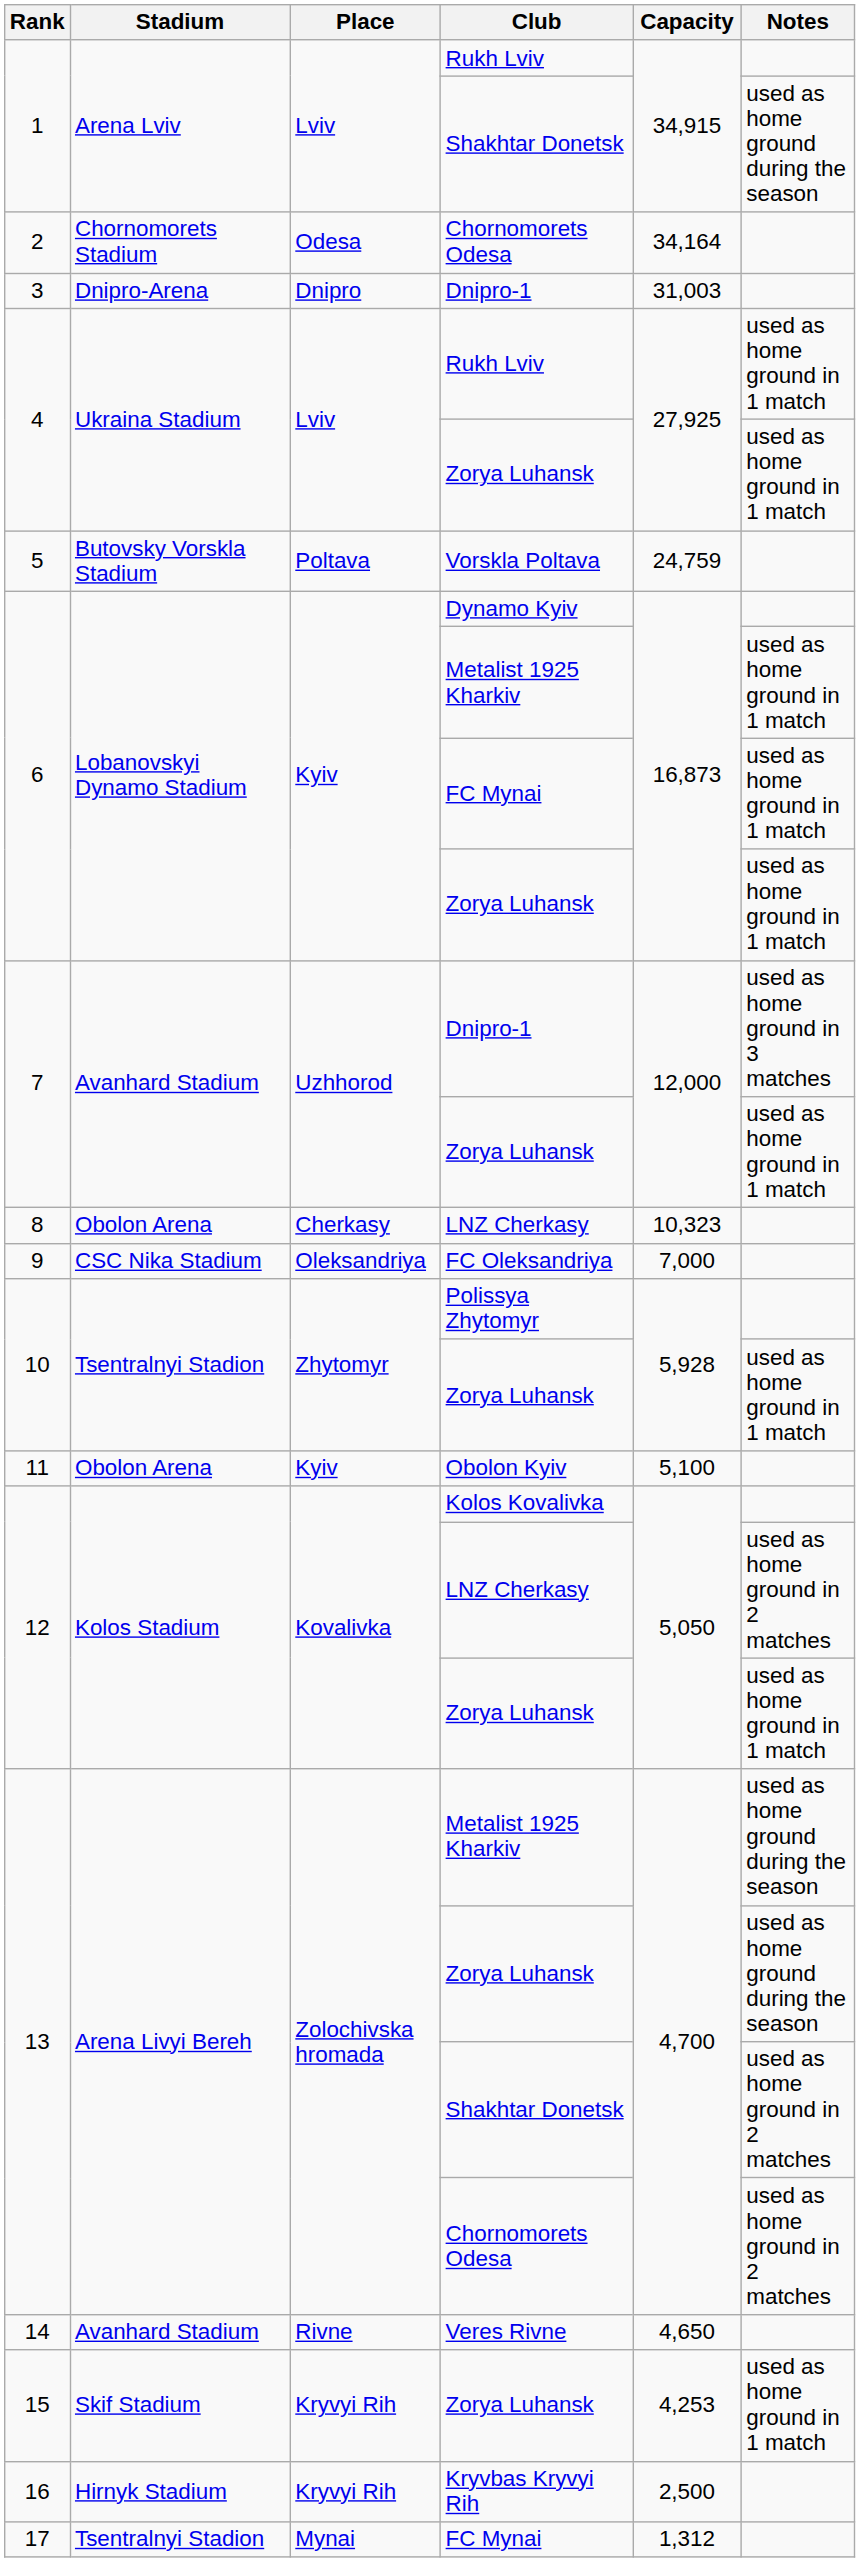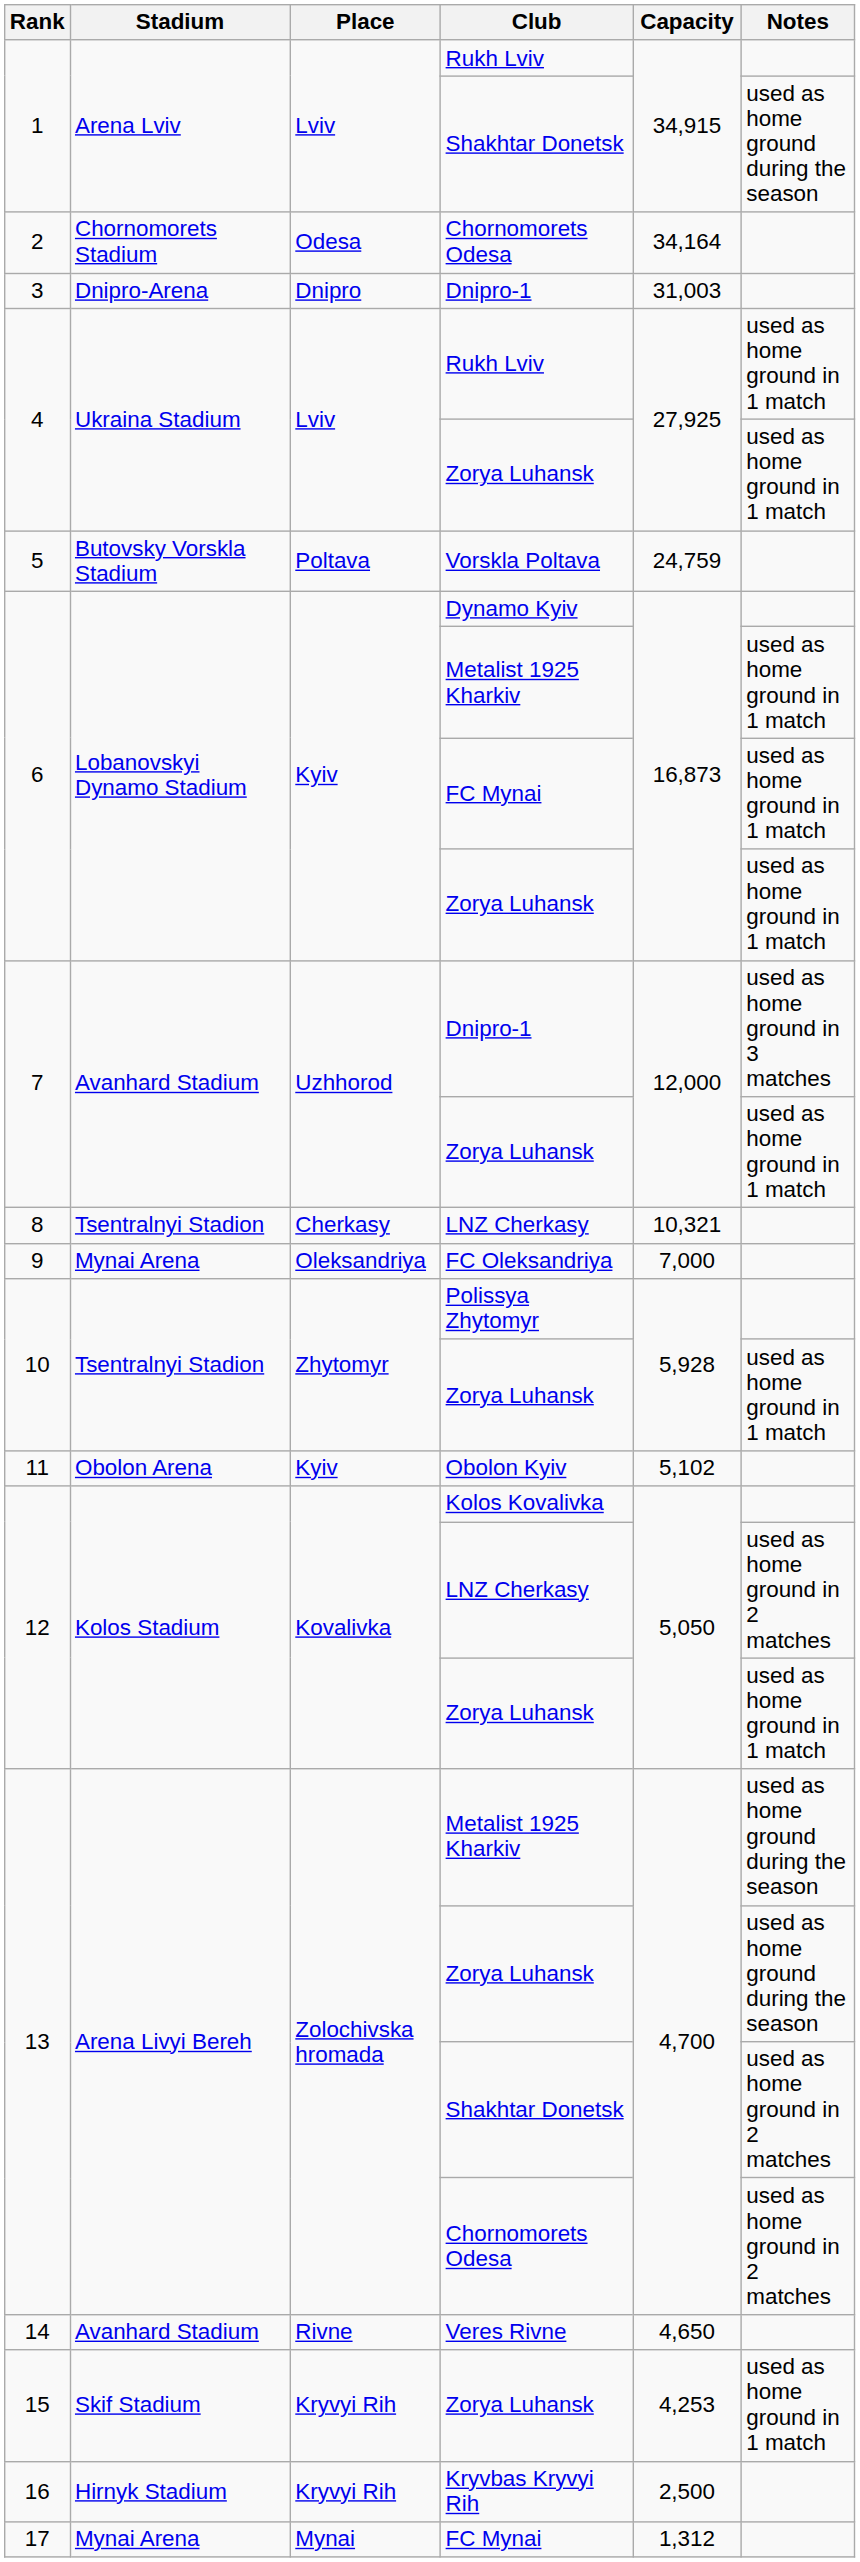(143, 1225) Obolon Arena -> (170, 1225) Tsentralnyi Stadion
(687, 1225) 10,323 -> (687, 1225) 10,321
(168, 1260) CSC Nika Stadium -> (137, 1260) Mynai Arena
(687, 1468) 5,100 -> (687, 1468) 5,102
(170, 2539) Tsentralnyi Stadion -> (137, 2539) Mynai Arena
